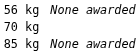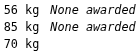rows swapped: (22, 27) <-> (22, 44)
